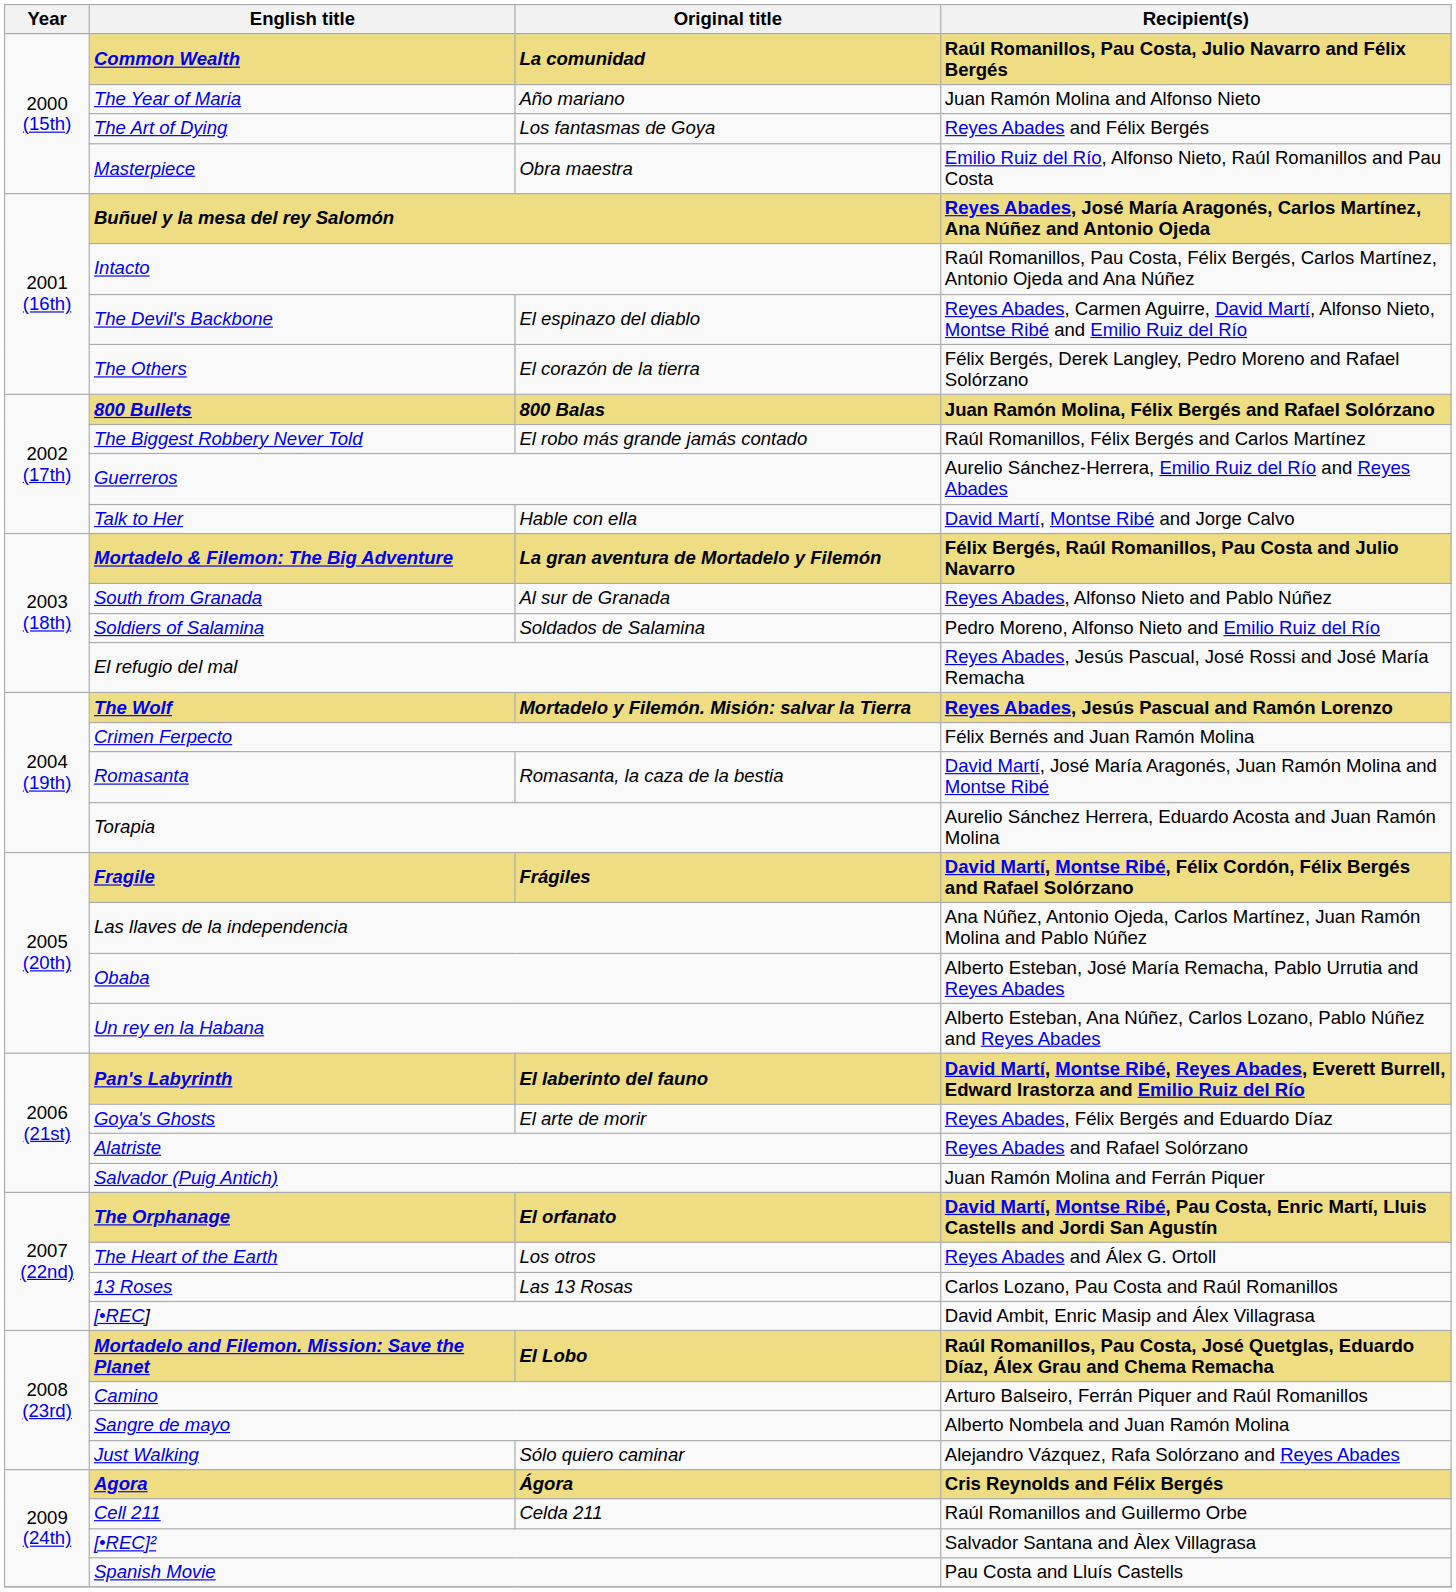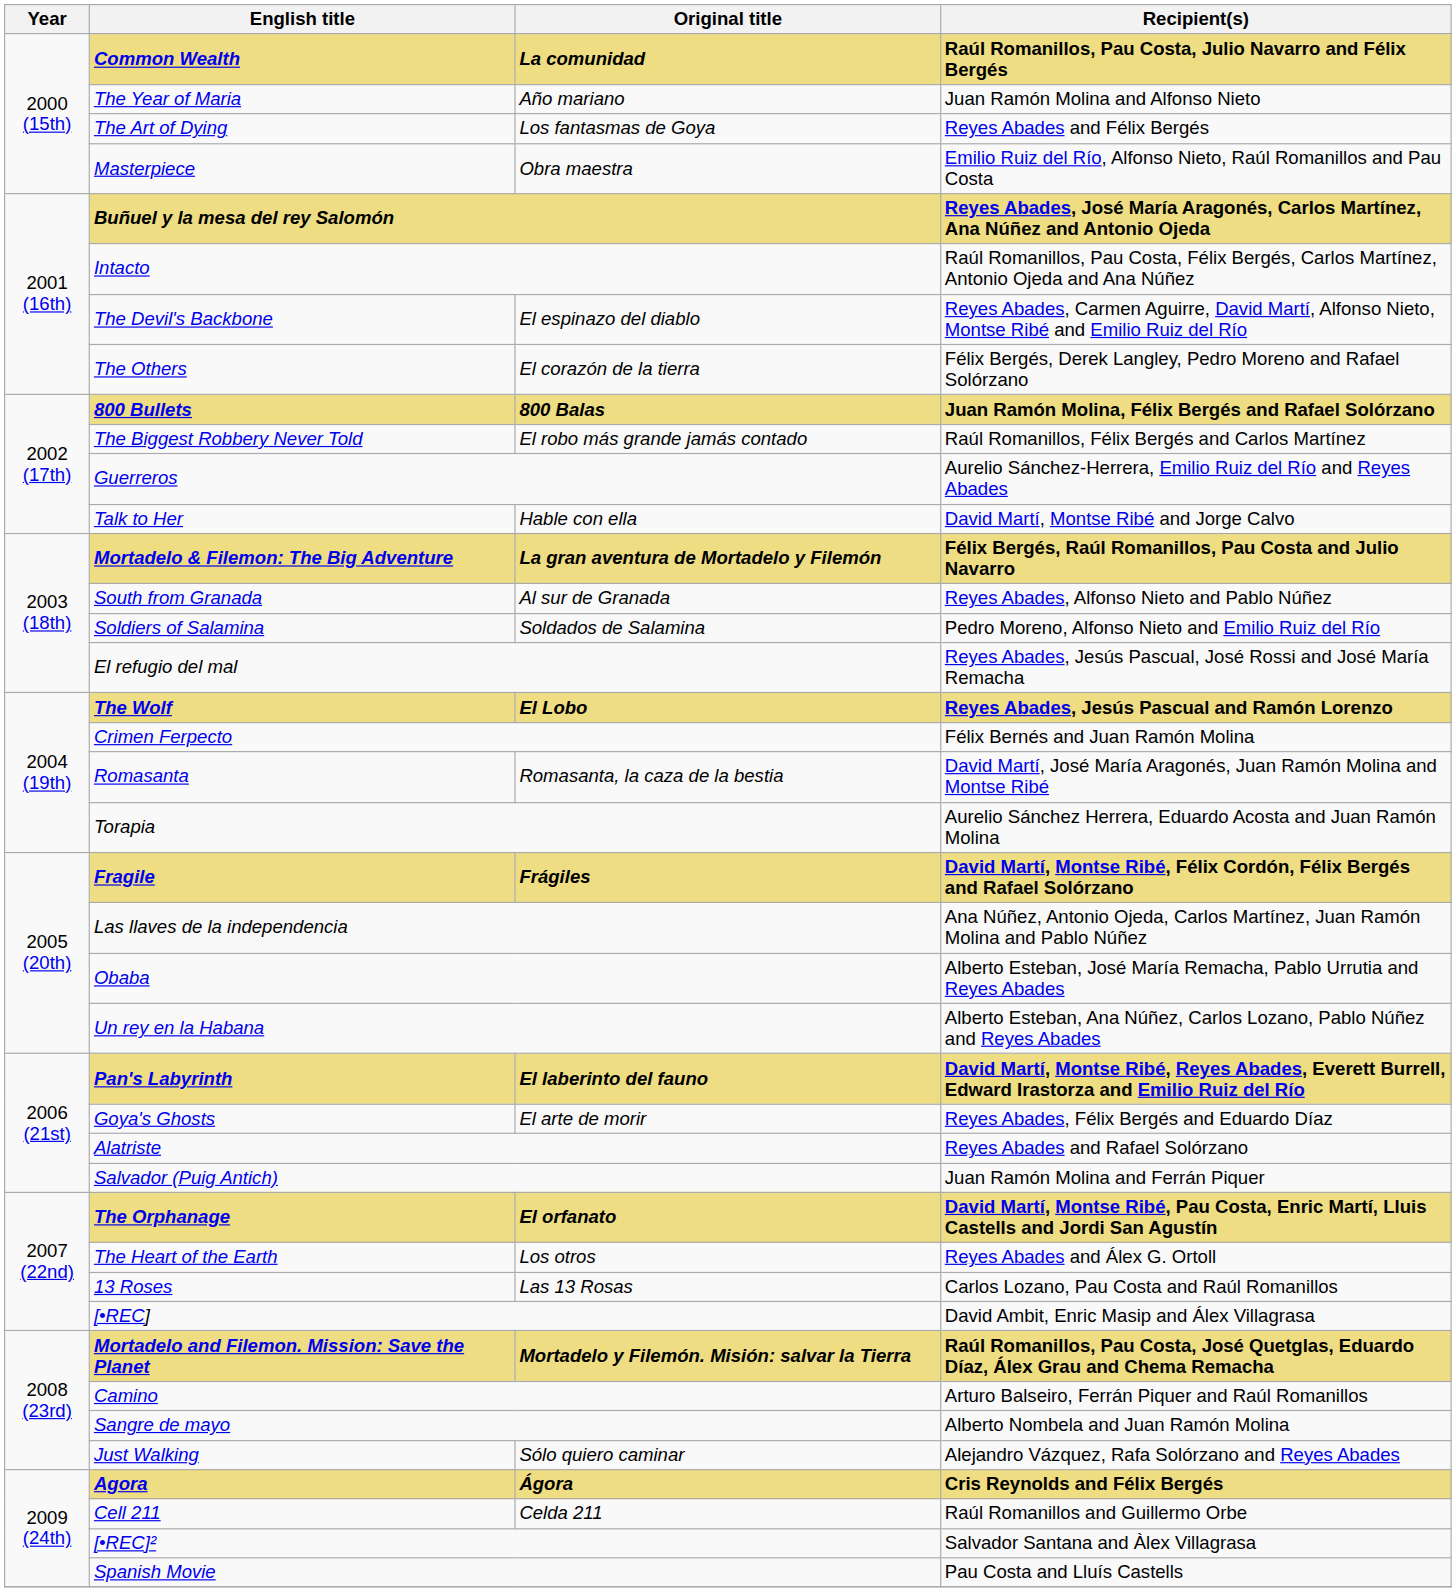(715, 707) Mortadelo y Filemón. Misión: salvar la Tierra -> (553, 707) El Lobo
(553, 1355) El Lobo -> (715, 1355) Mortadelo y Filemón. Misión: salvar la Tierra
